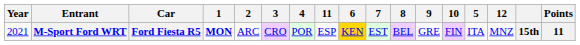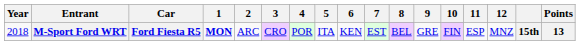columns swapped: (476, 13) <-> (327, 13)
(18, 31) 2021 -> (18, 31) 2018
(352, 31) gold background -> (351, 31) no background
(558, 31) 11 -> (558, 31) 13
